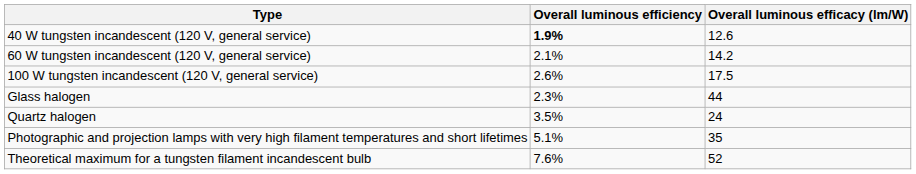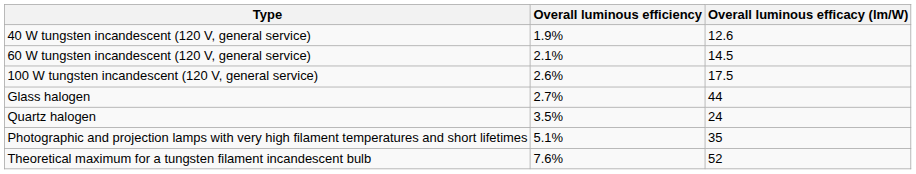(548, 35) bold -> (548, 35) normal
(721, 55) 14.2 -> (721, 55) 14.5
(548, 96) 2.3% -> (548, 96) 2.7%
